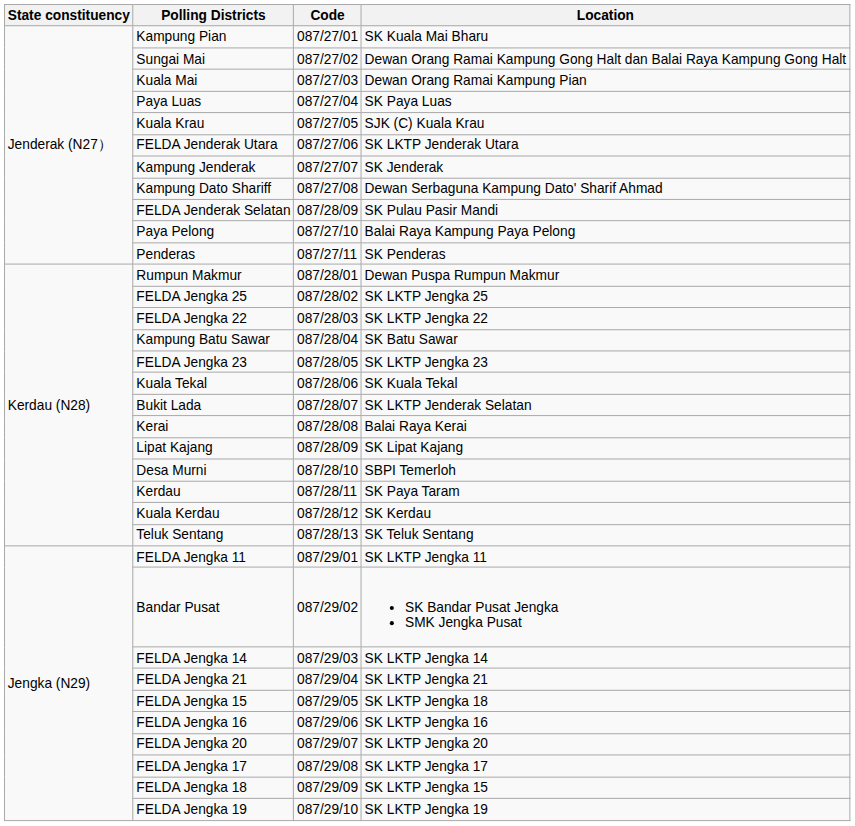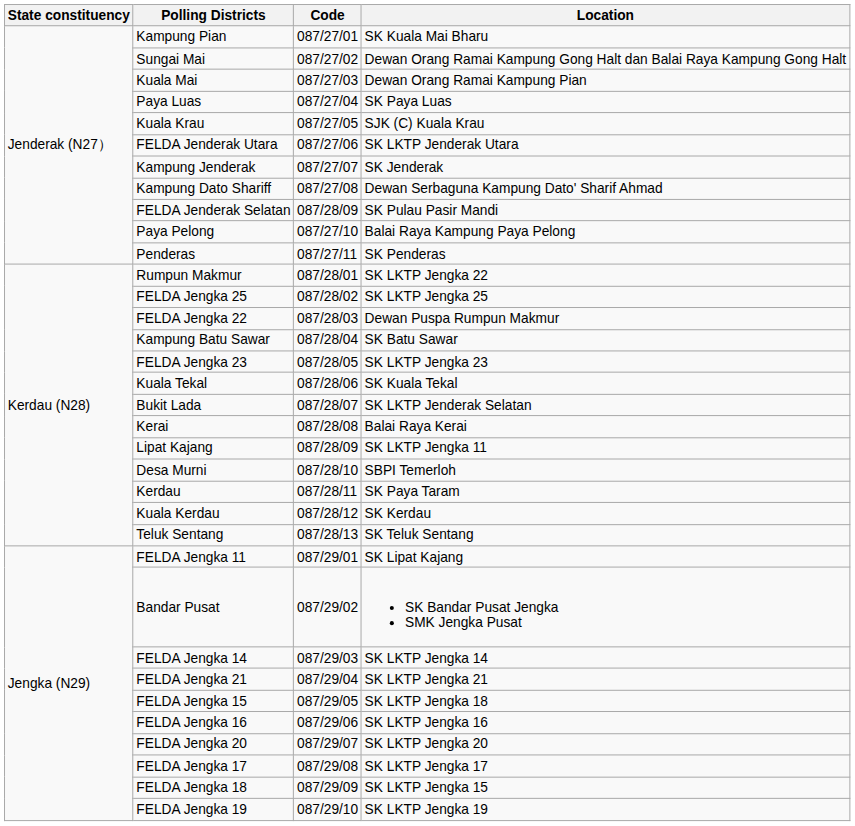(462, 275) Dewan Puspa Rumpun Makmur -> (426, 275) SK LKTP Jengka 22
(426, 318) SK LKTP Jengka 22 -> (462, 318) Dewan Puspa Rumpun Makmur
(414, 448) SK Lipat Kajang -> (426, 448) SK LKTP Jengka 11
(426, 556) SK LKTP Jengka 11 -> (414, 556) SK Lipat Kajang
